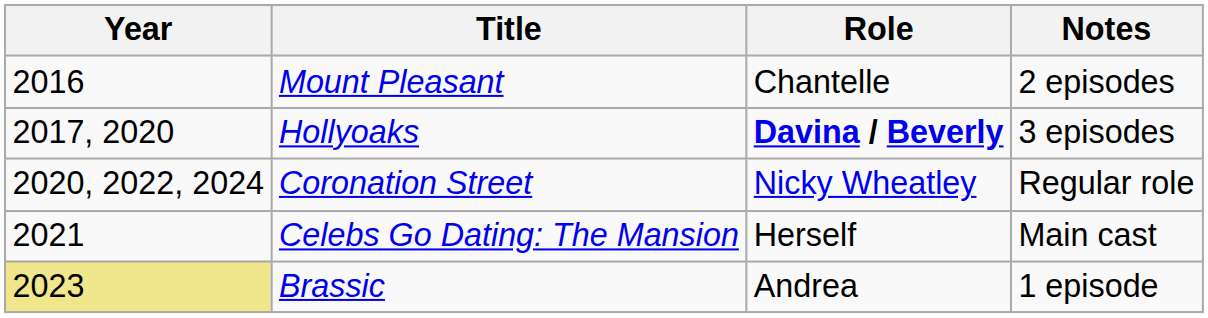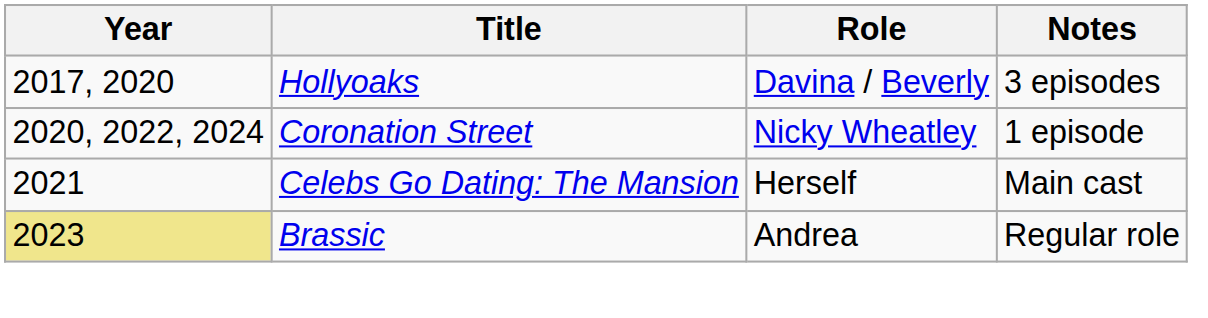- row: (391, 81)
(879, 132) bold -> (871, 81) normal
(1106, 183) Regular role -> (1074, 132) 1 episode
(1089, 286) 1 episode -> (1092, 235) Regular role
